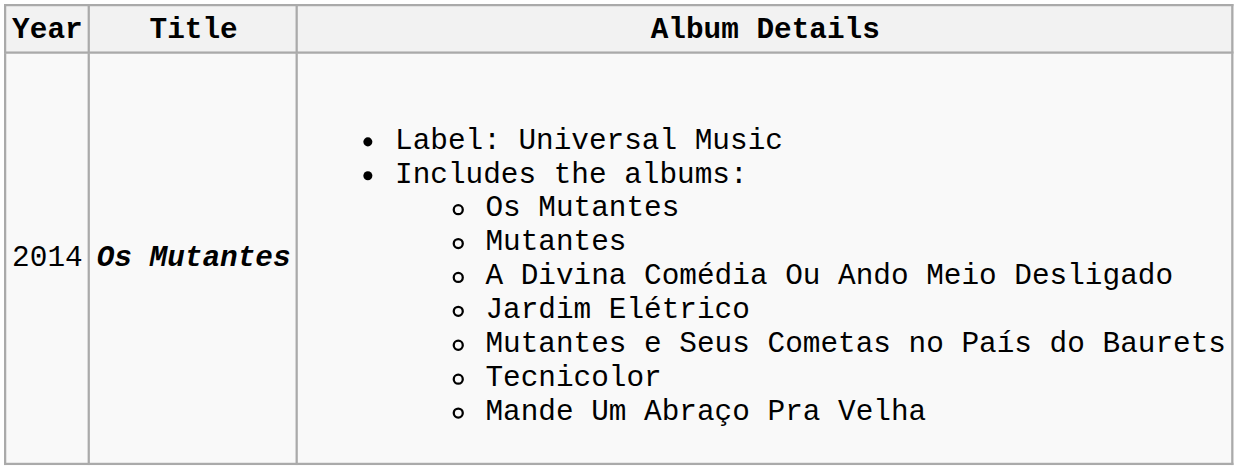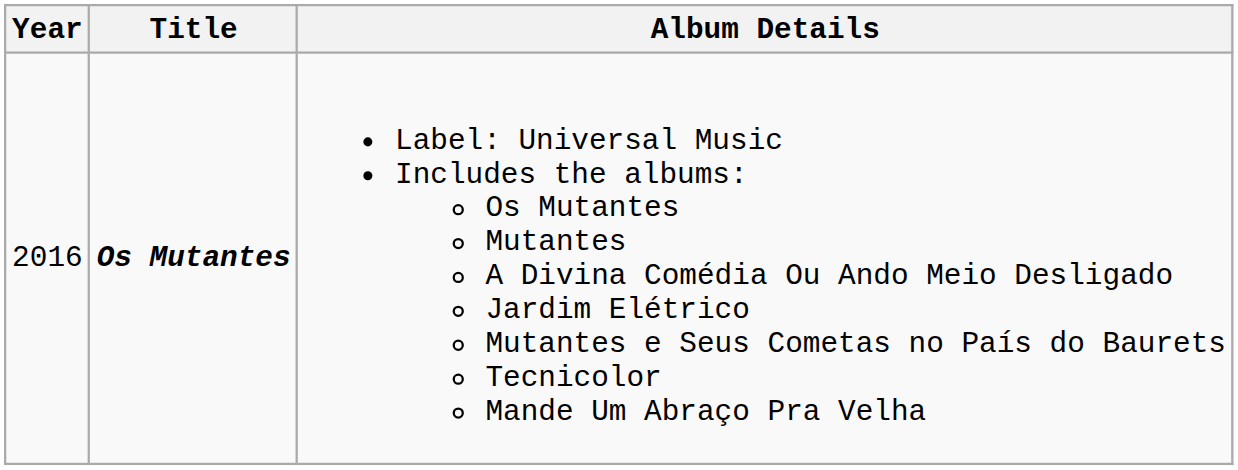(47, 259) 2014 -> (47, 259) 2016
